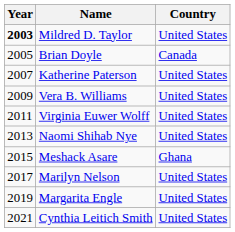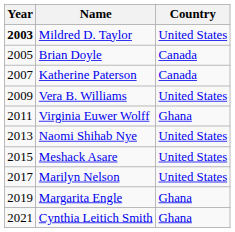(193, 75) United States -> (178, 75) Canada
(193, 116) United States -> (175, 116) Ghana
(175, 156) Ghana -> (193, 156) United States
(193, 197) United States -> (175, 197) Ghana
(193, 217) United States -> (175, 217) Ghana
